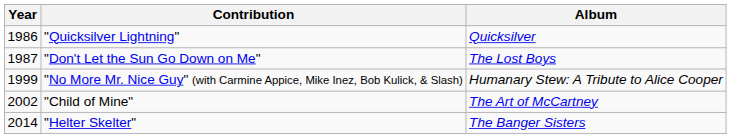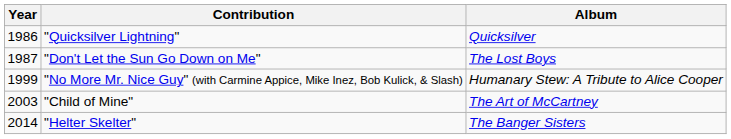(23, 101) 2002 -> (23, 101) 2003
